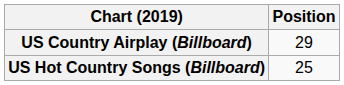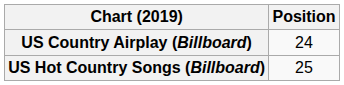(304, 42) 29 -> (304, 42) 24
